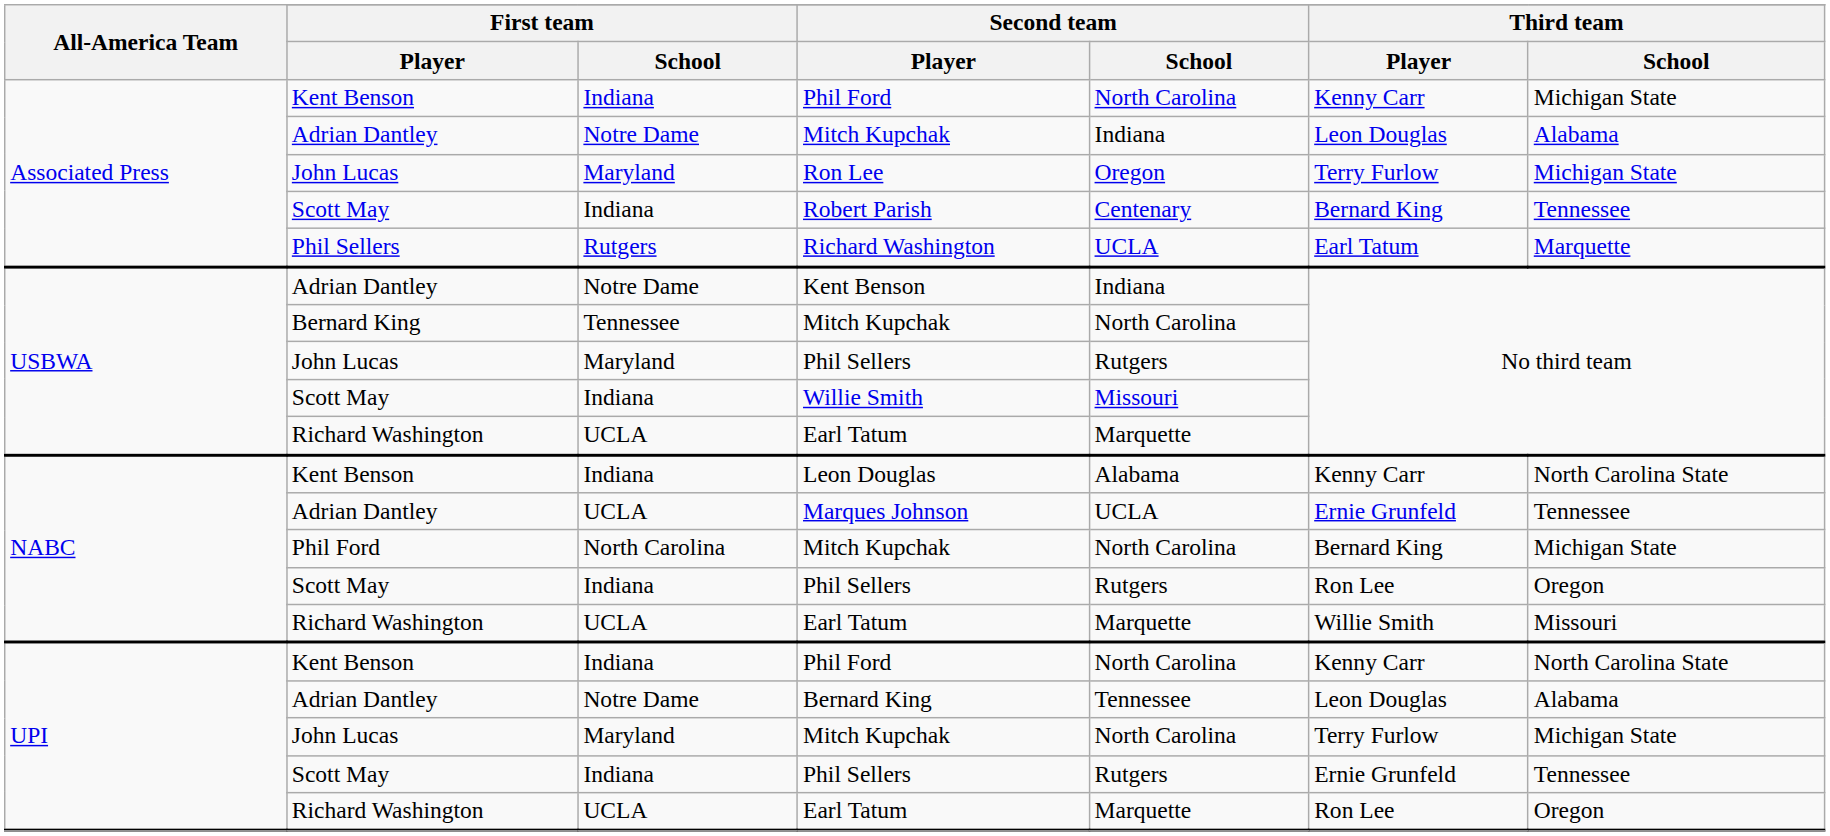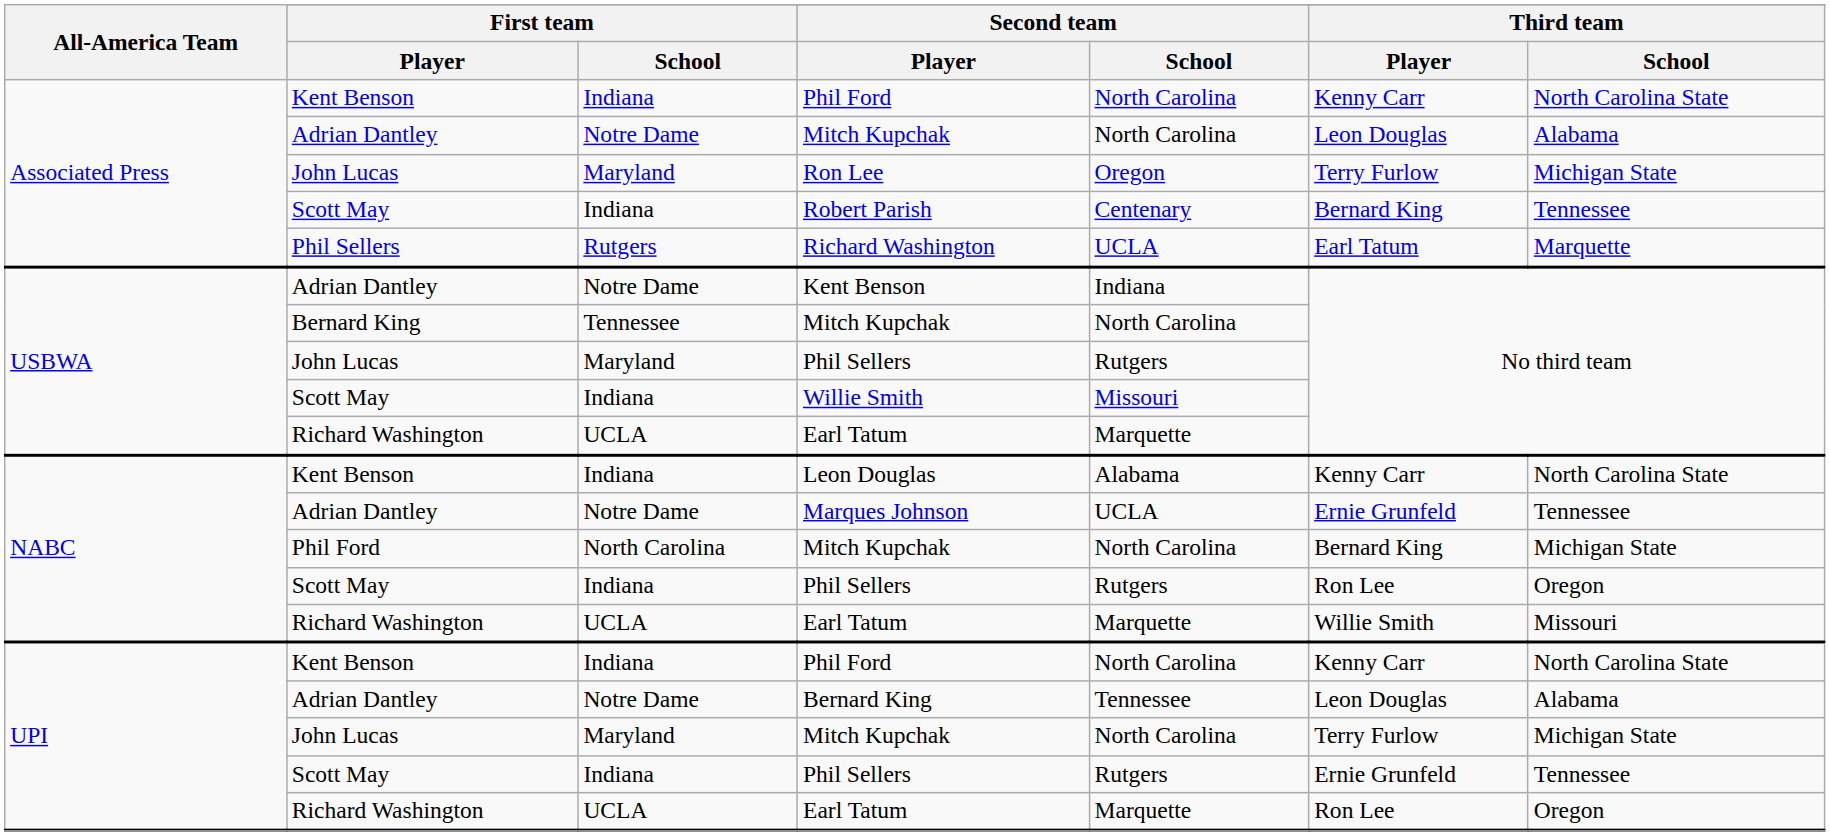(1605, 97) Michigan State -> (1631, 97) North Carolina State
(1130, 135) Indiana -> (1165, 135) North Carolina
(615, 511) UCLA -> (641, 511) Notre Dame
